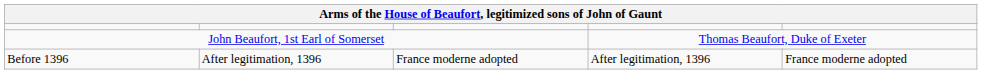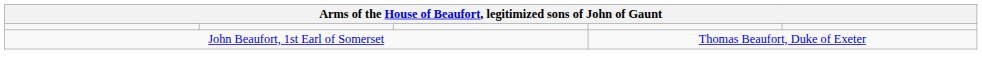- row: (38, 59)
